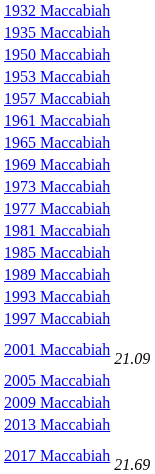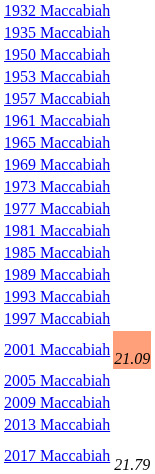(132, 358) no background -> (132, 358) lightsalmon background
(132, 464) 21.69 -> (132, 464) 21.79
